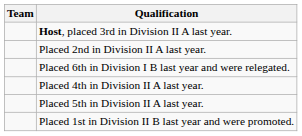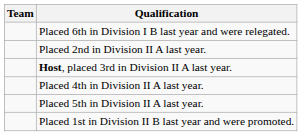rows swapped: (164, 67) <-> (135, 31)
